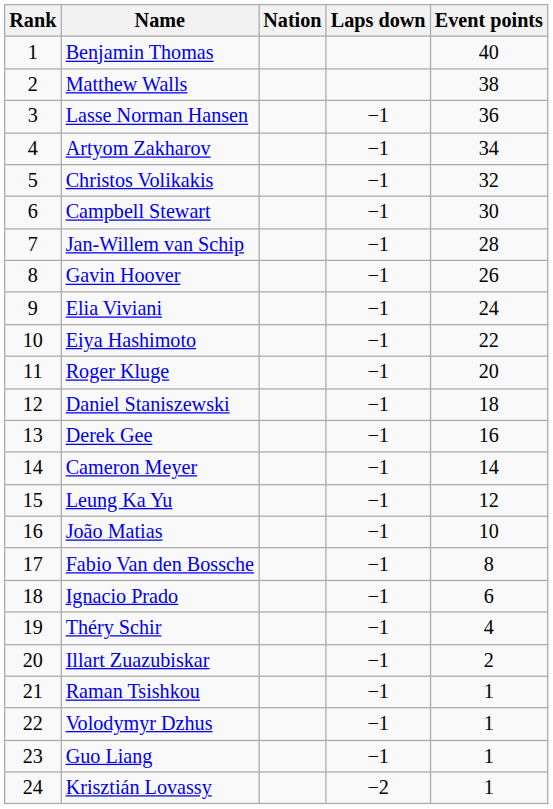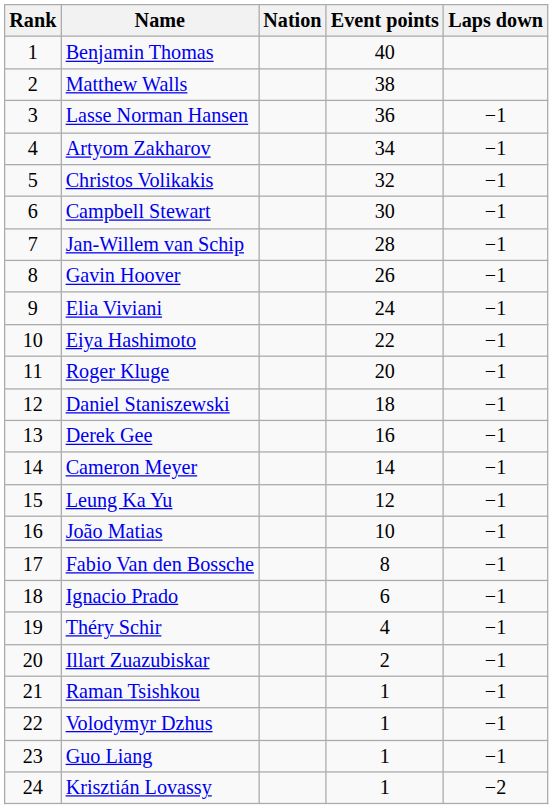columns swapped: (378, 20) <-> (489, 20)
